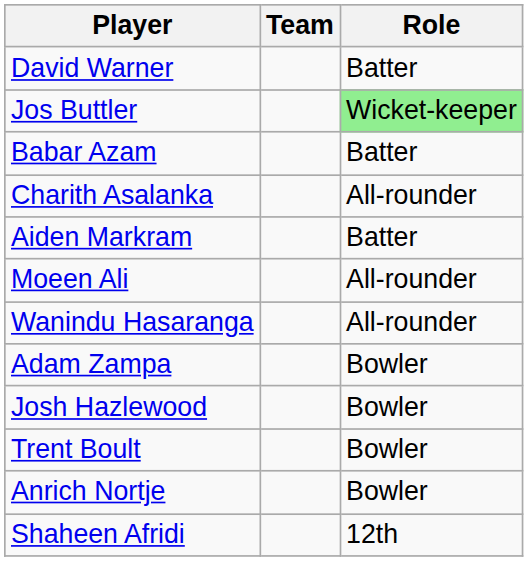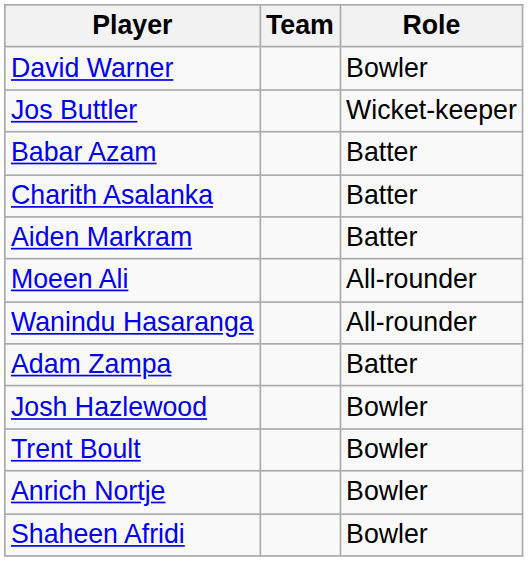(382, 68) Batter -> (387, 68) Bowler
(431, 110) lightgreen background -> (431, 110) no background
(411, 195) All-rounder -> (382, 195) Batter
(387, 364) Bowler -> (382, 364) Batter
(372, 534) 12th -> (387, 534) Bowler
